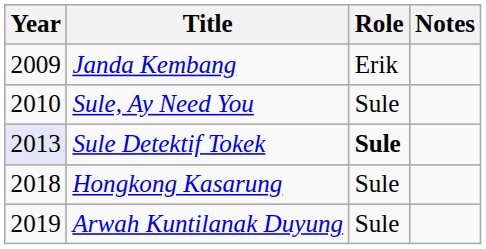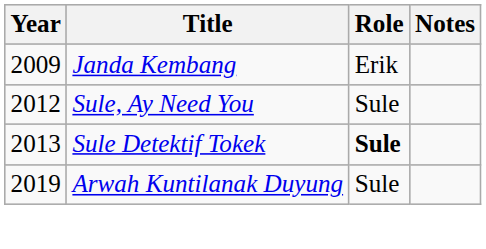(36, 104) 2010 -> (36, 104) 2012
(36, 143) lavender background -> (36, 143) no background
- row: (177, 183)
